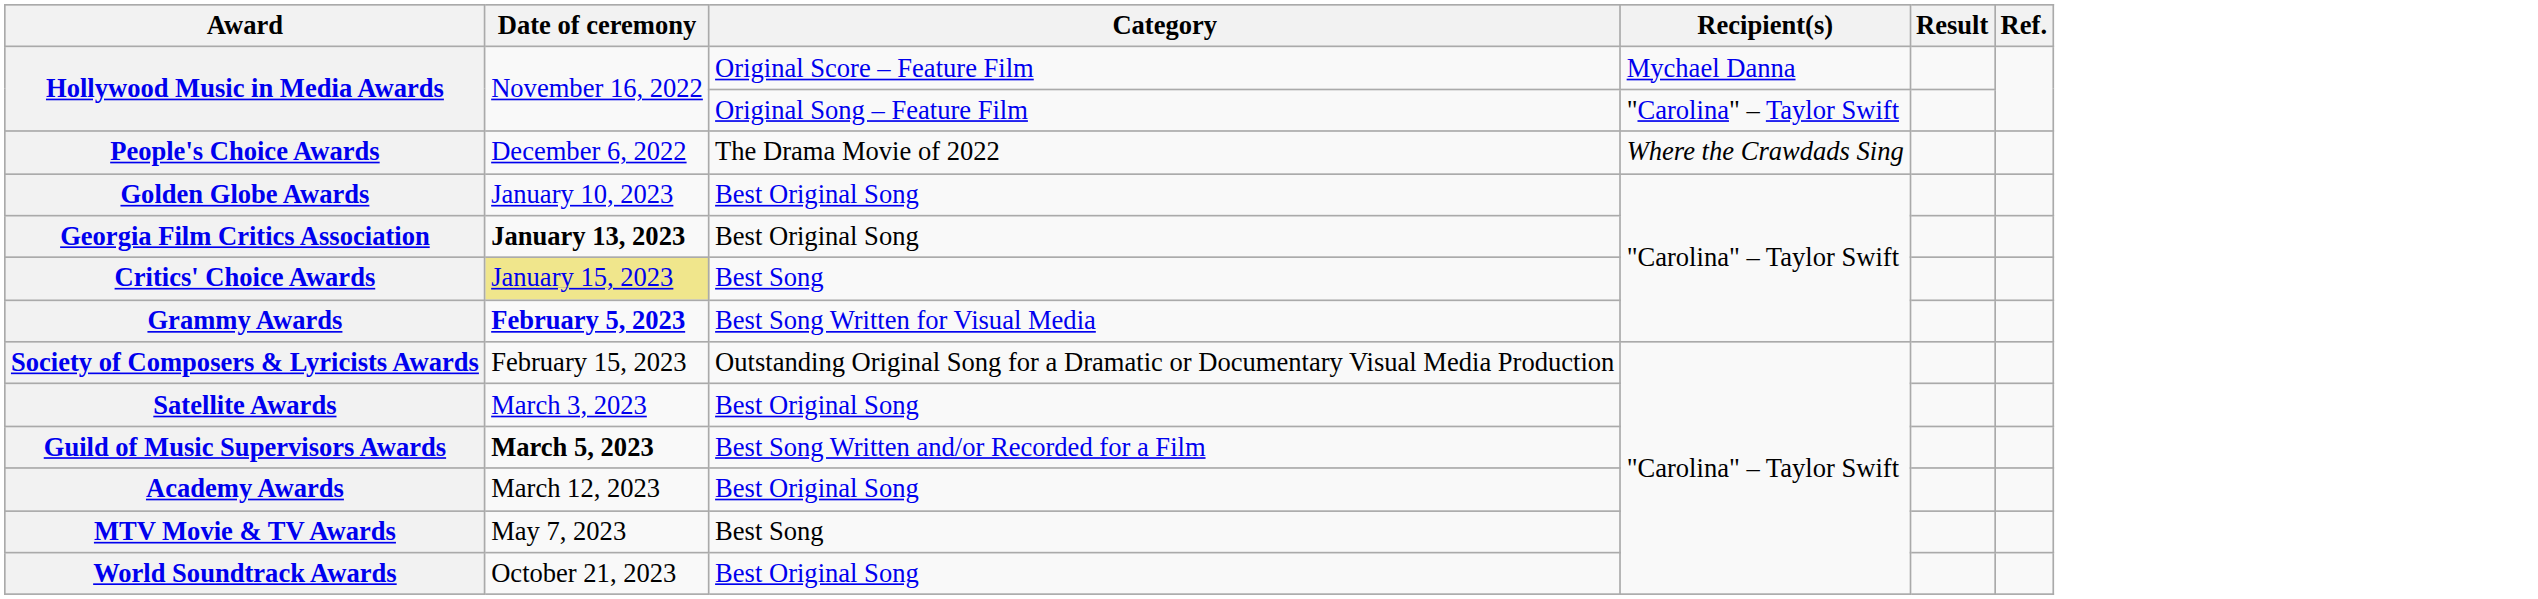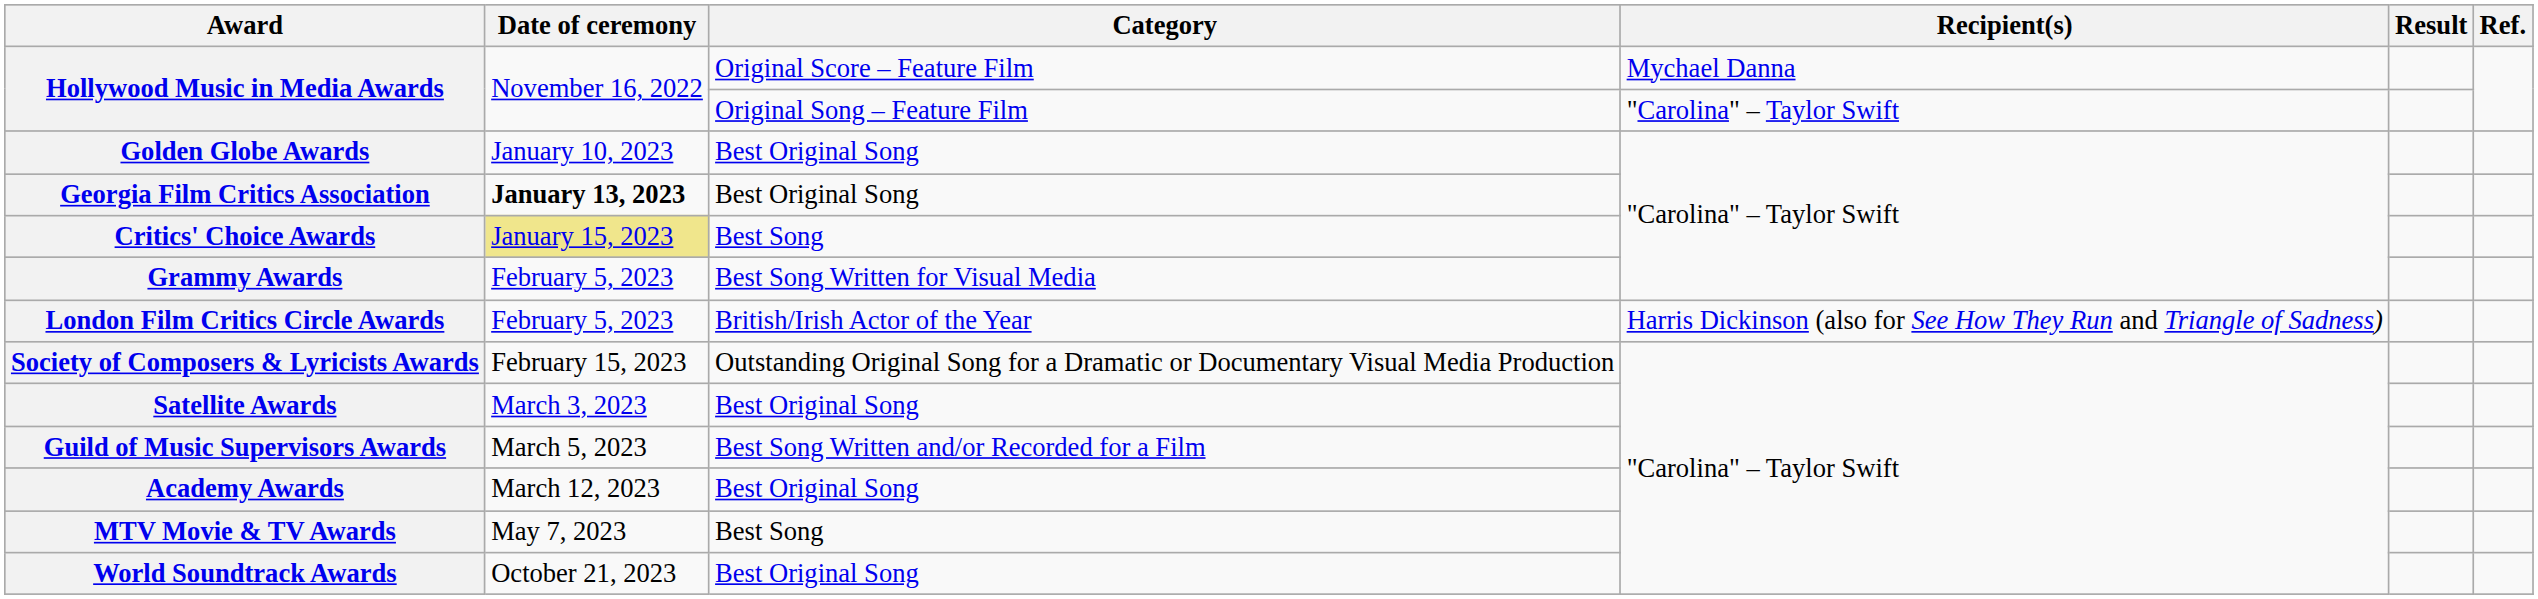- row: (245, 151)
(588, 320) bold -> (582, 278) normal
+ row: (245, 320)
(572, 446) bold -> (569, 446) normal
